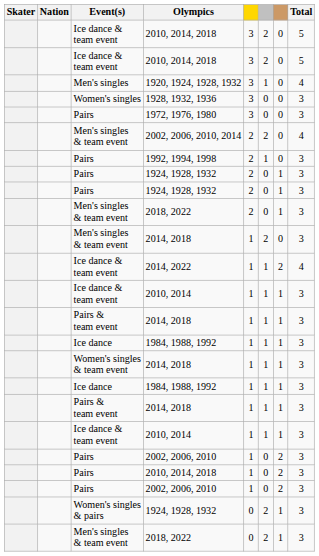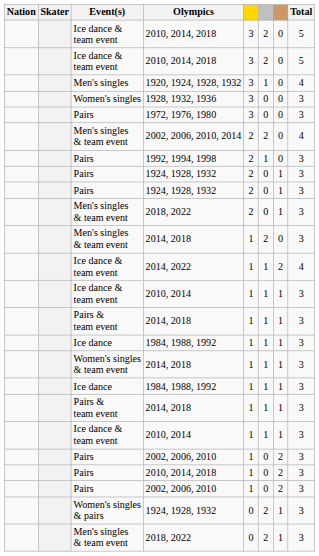columns swapped: (21, 12) <-> (54, 12)
